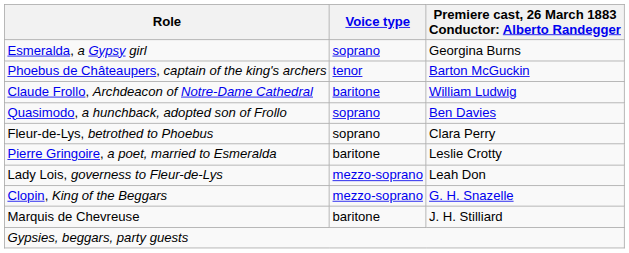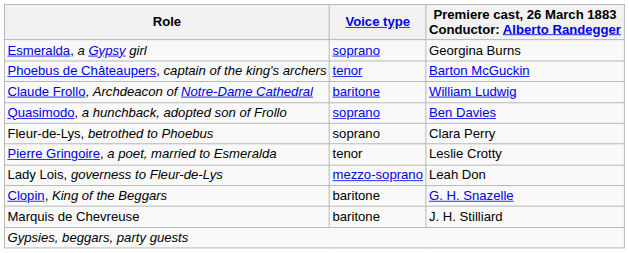(356, 154) baritone -> (347, 154) tenor
(378, 196) mezzo-soprano -> (356, 196) baritone
